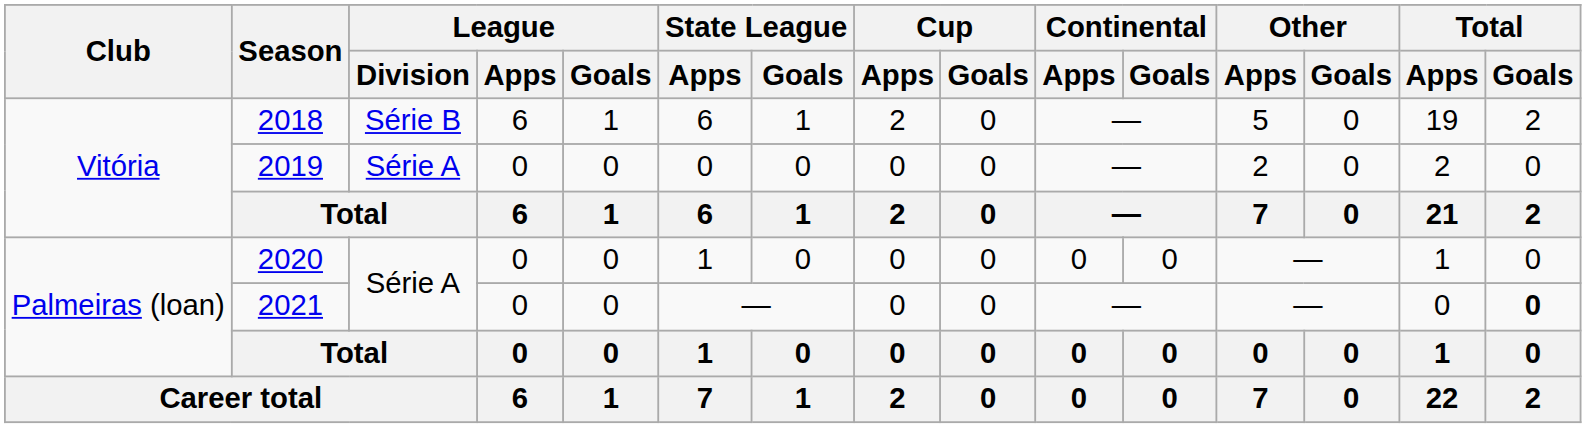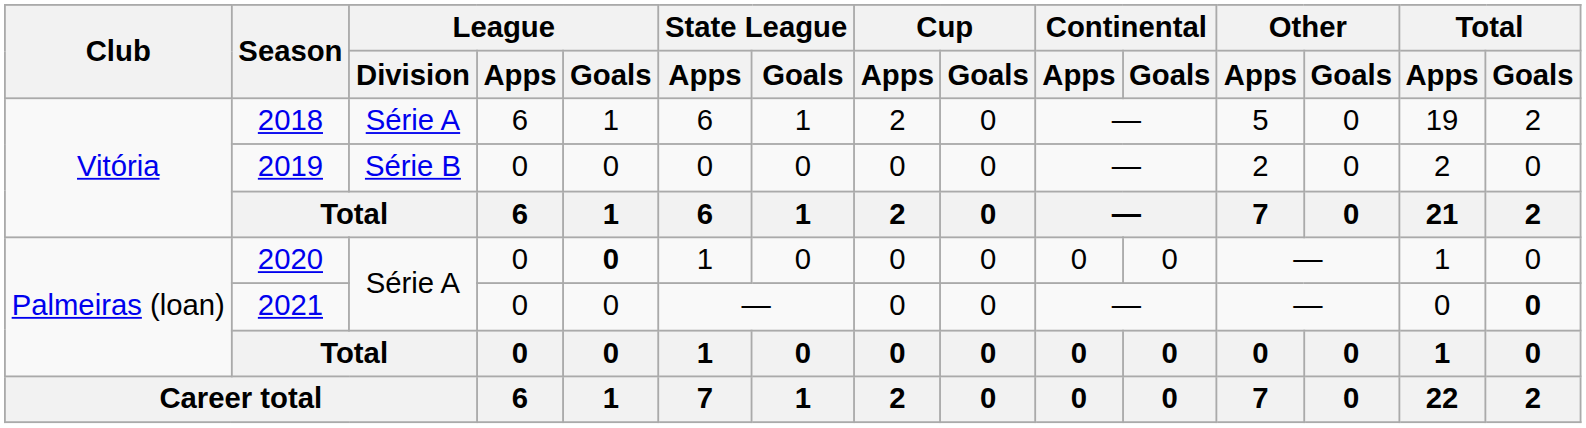(413, 120) Série B -> (413, 120) Série A
(413, 167) Série A -> (413, 167) Série B
(611, 259) normal -> (611, 259) bold
